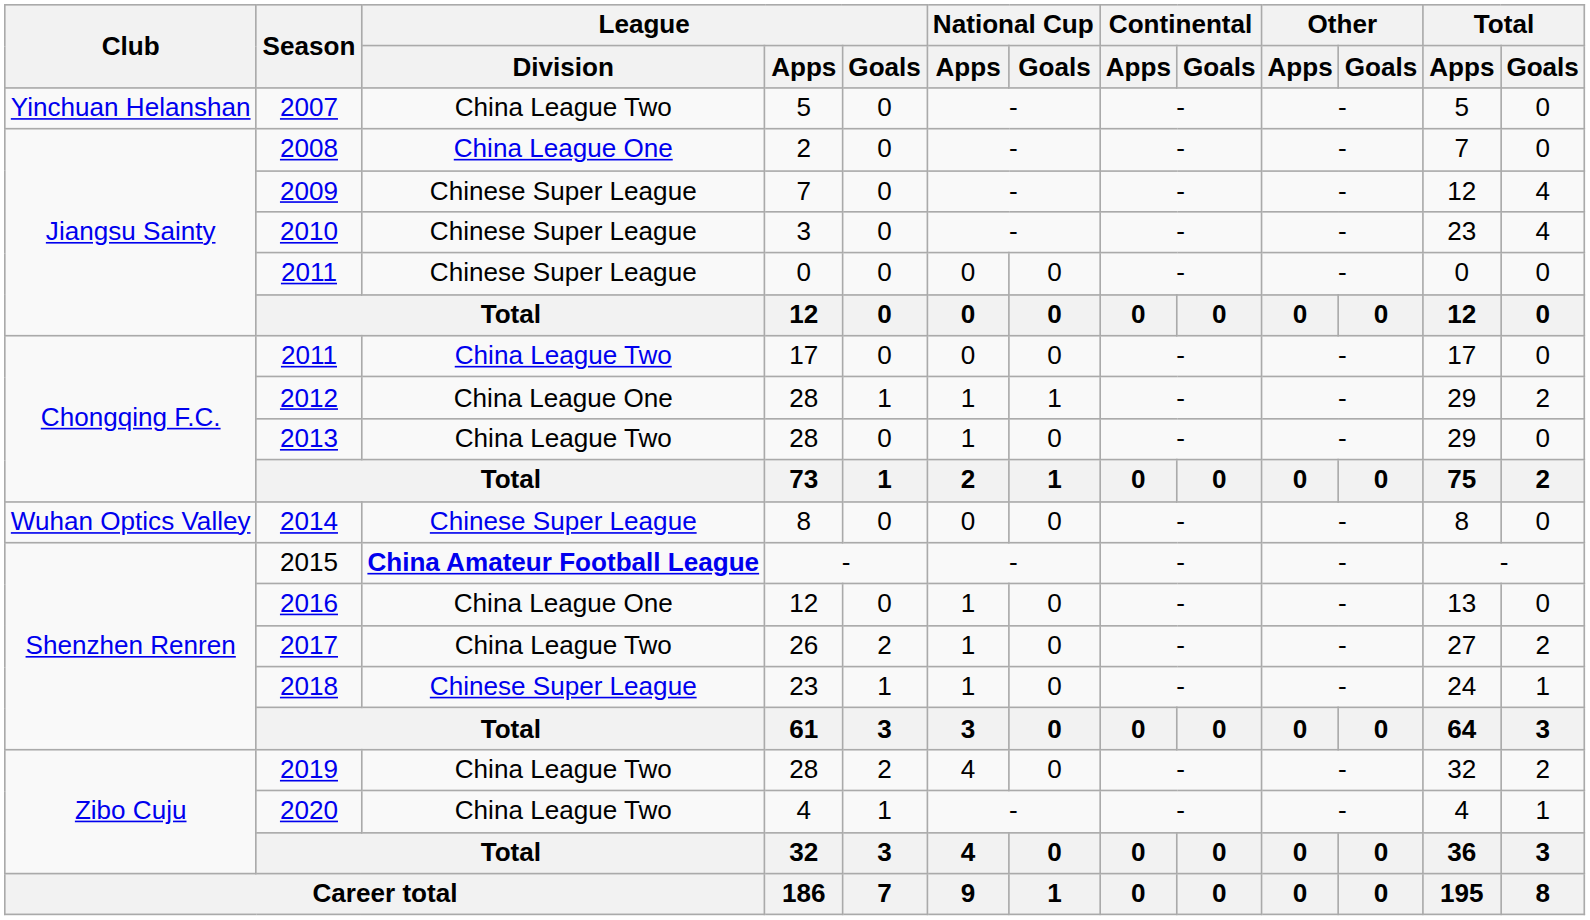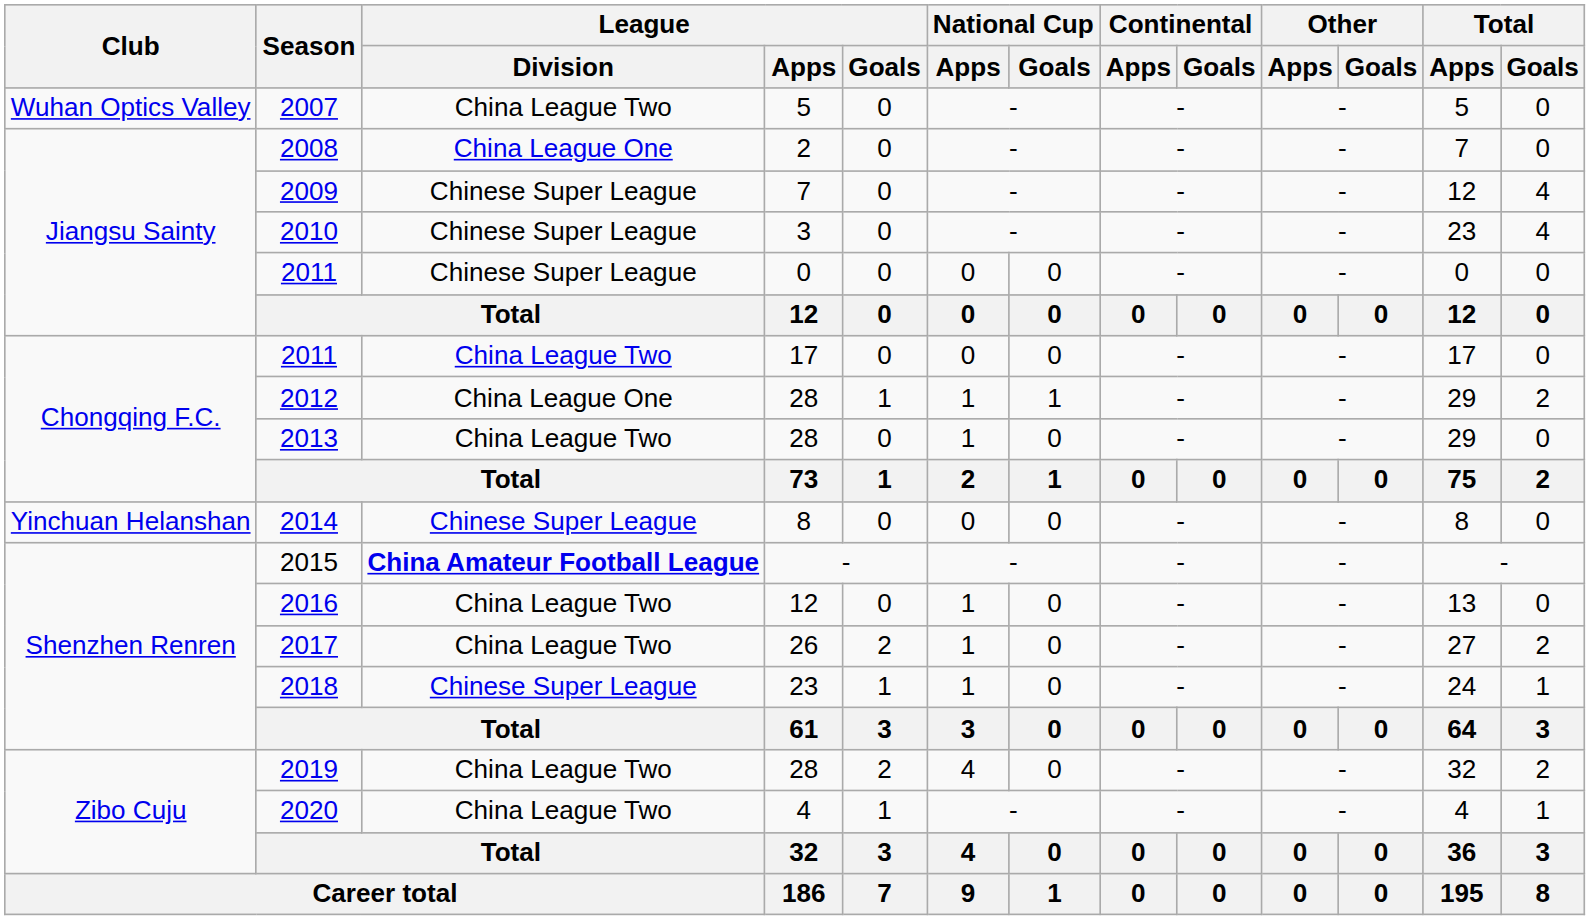(131, 107) Yinchuan Helanshan -> (131, 107) Wuhan Optics Valley
(131, 521) Wuhan Optics Valley -> (131, 521) Yinchuan Helanshan
(563, 604) China League One -> (563, 604) China League Two
